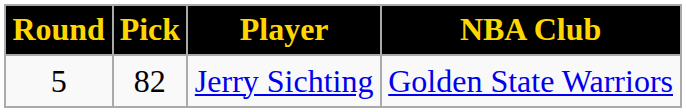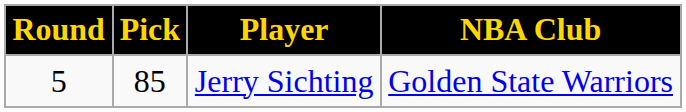(150, 80) 82 -> (150, 80) 85
